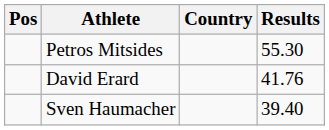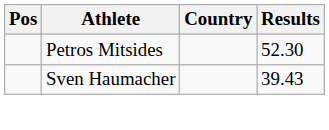(282, 49) 55.30 -> (282, 49) 52.30
- row: (92, 79)
(282, 109) 39.40 -> (282, 79) 39.43
